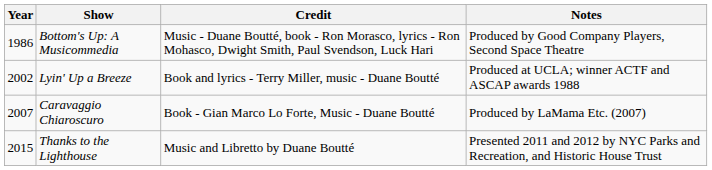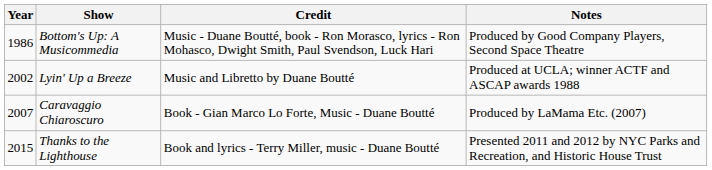(302, 77) Book and lyrics - Terry Miller, music - Duane Boutté -> (259, 77) Music and Libretto by Duane Boutté
(259, 148) Music and Libretto by Duane Boutté -> (302, 148) Book and lyrics - Terry Miller, music - Duane Boutté
